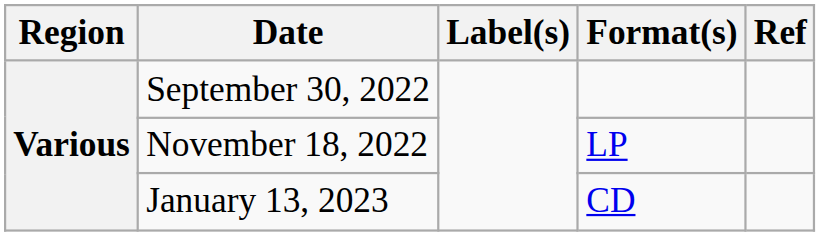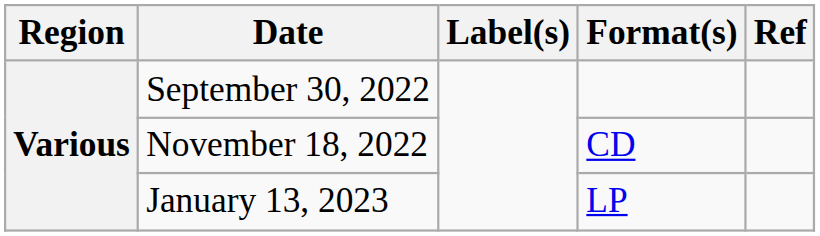(607, 144) LP -> (611, 144) CD
(611, 200) CD -> (607, 200) LP
